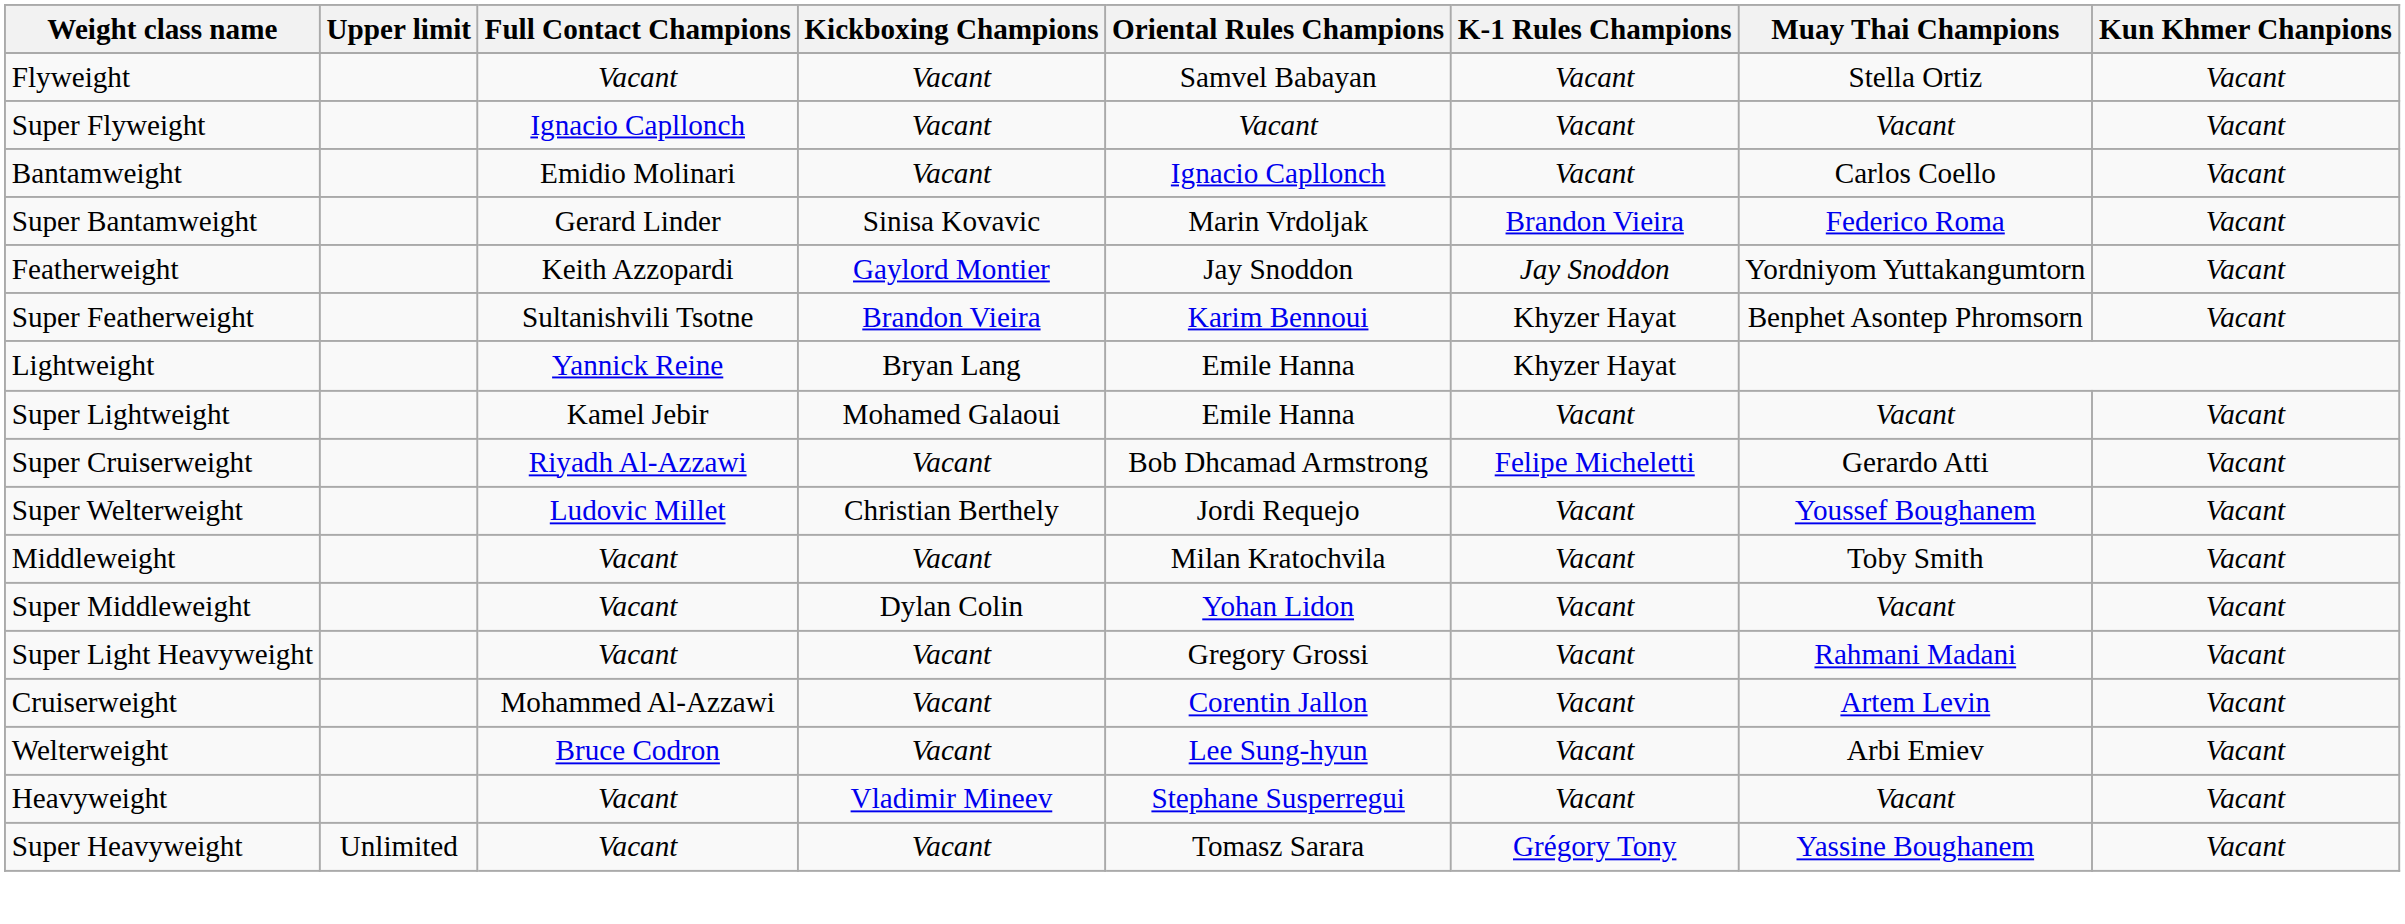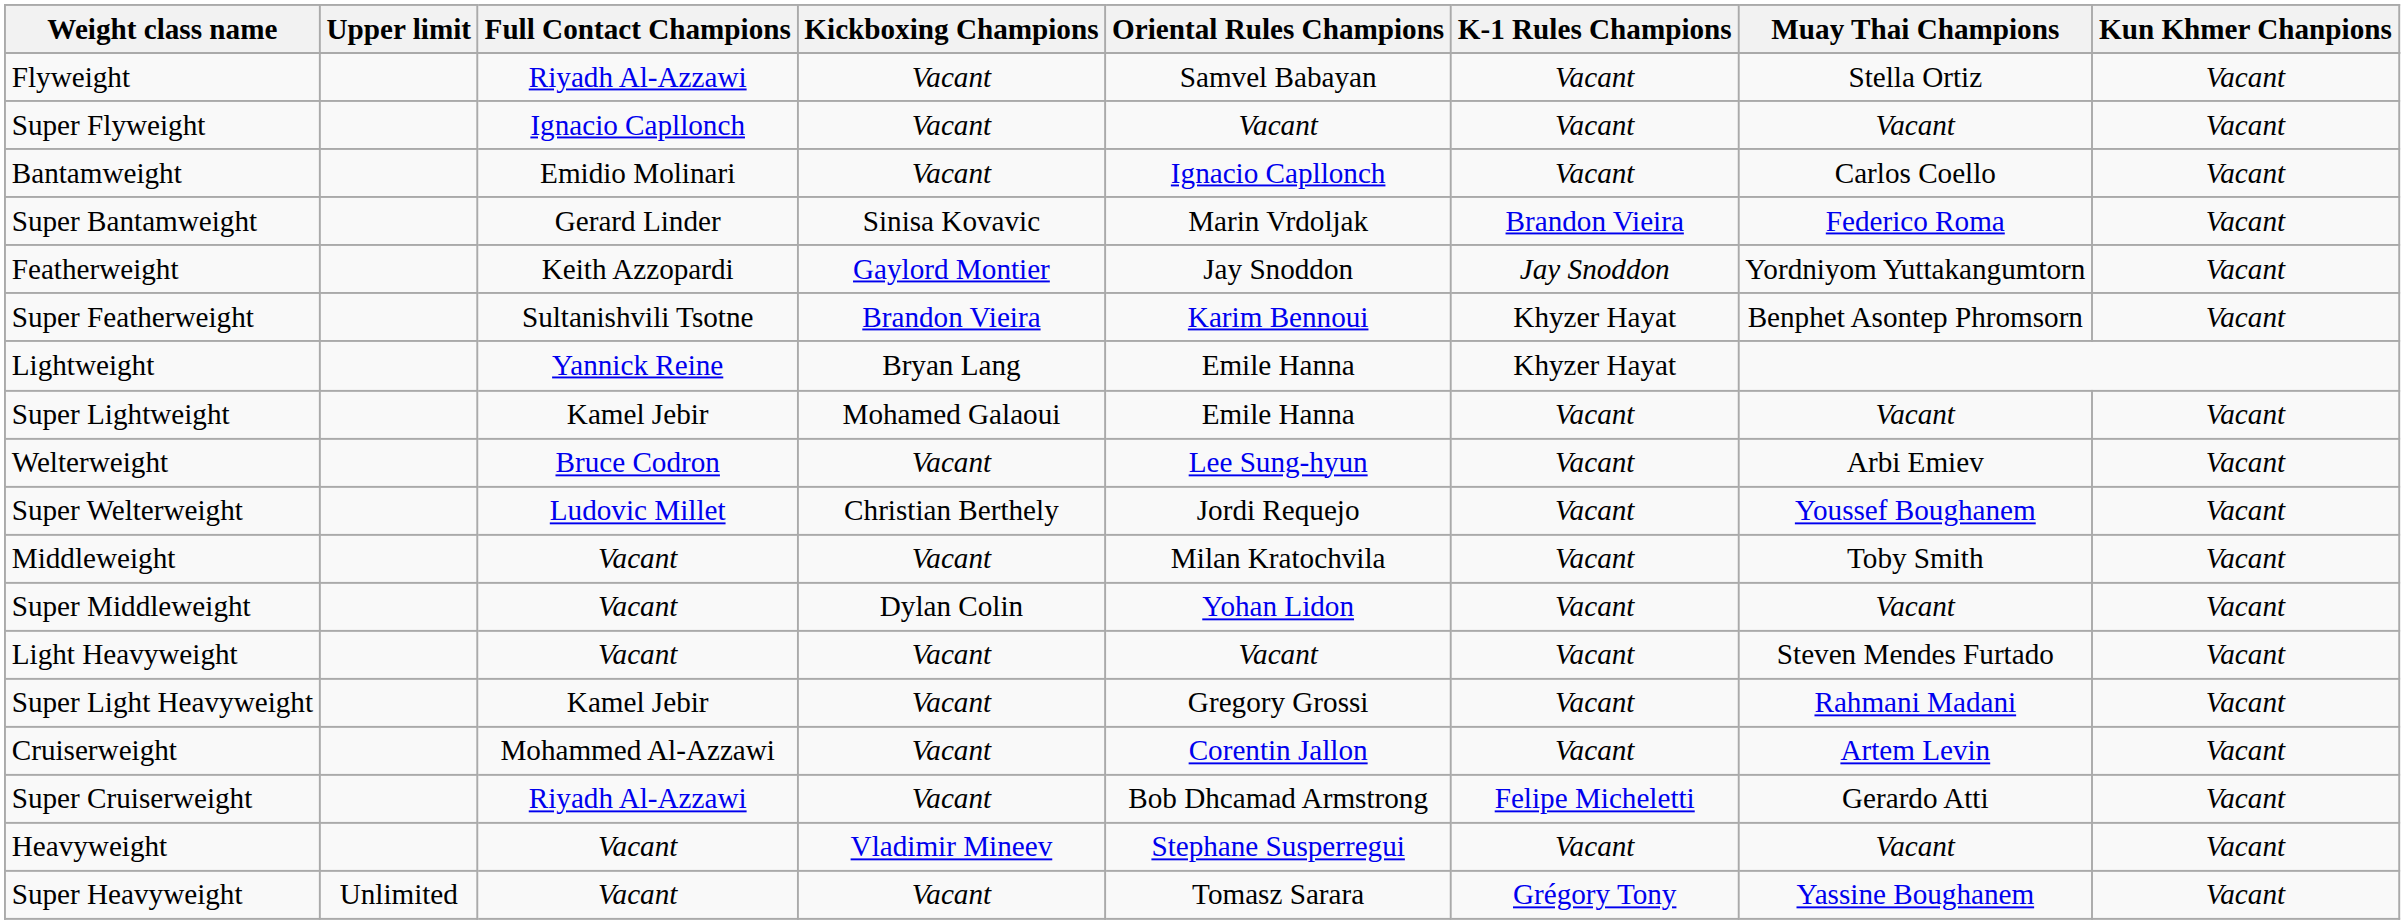(638, 76) Vacant -> (638, 76) Riyadh Al-Azzawi
rows swapped: (90, 750) <-> (132, 461)
+ row: (125, 654)
(638, 654) Vacant -> (638, 702) Kamel Jebir
